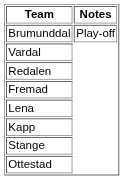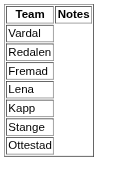- row: (39, 33)
